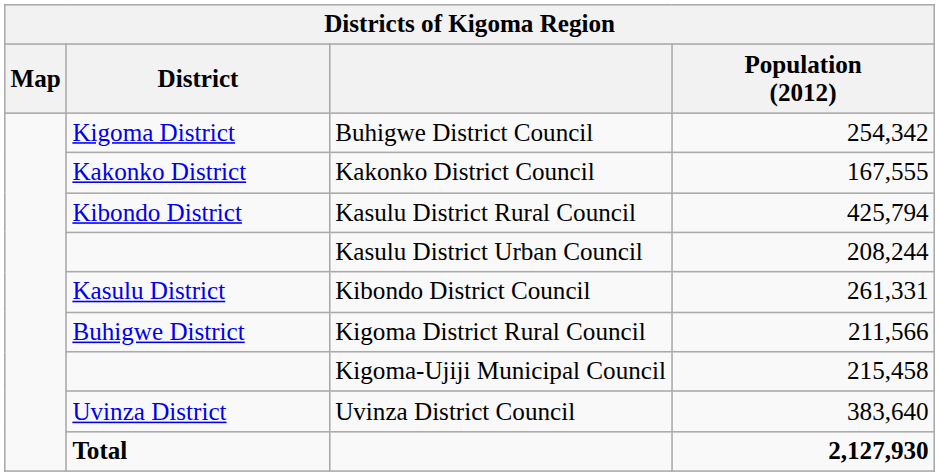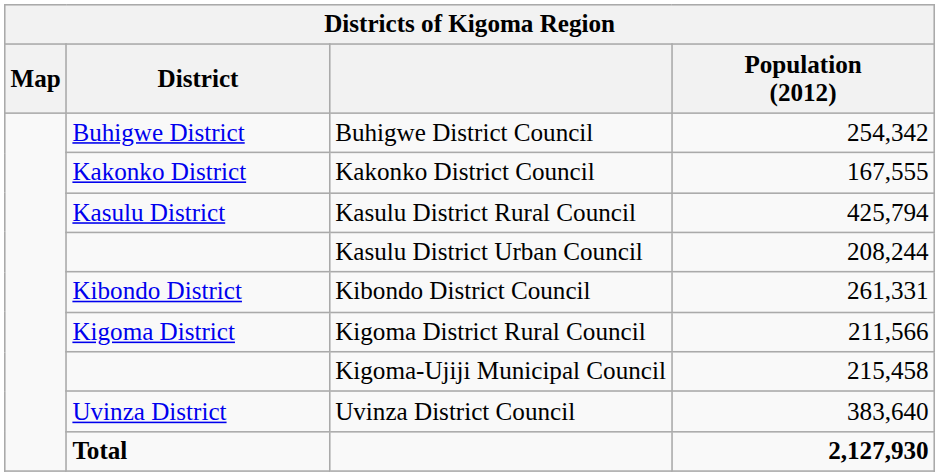(154, 132) Kigoma District -> (159, 132) Buhigwe District
(157, 212) Kibondo District -> (149, 212) Kasulu District
(149, 291) Kasulu District -> (157, 291) Kibondo District
(159, 331) Buhigwe District -> (154, 331) Kigoma District
